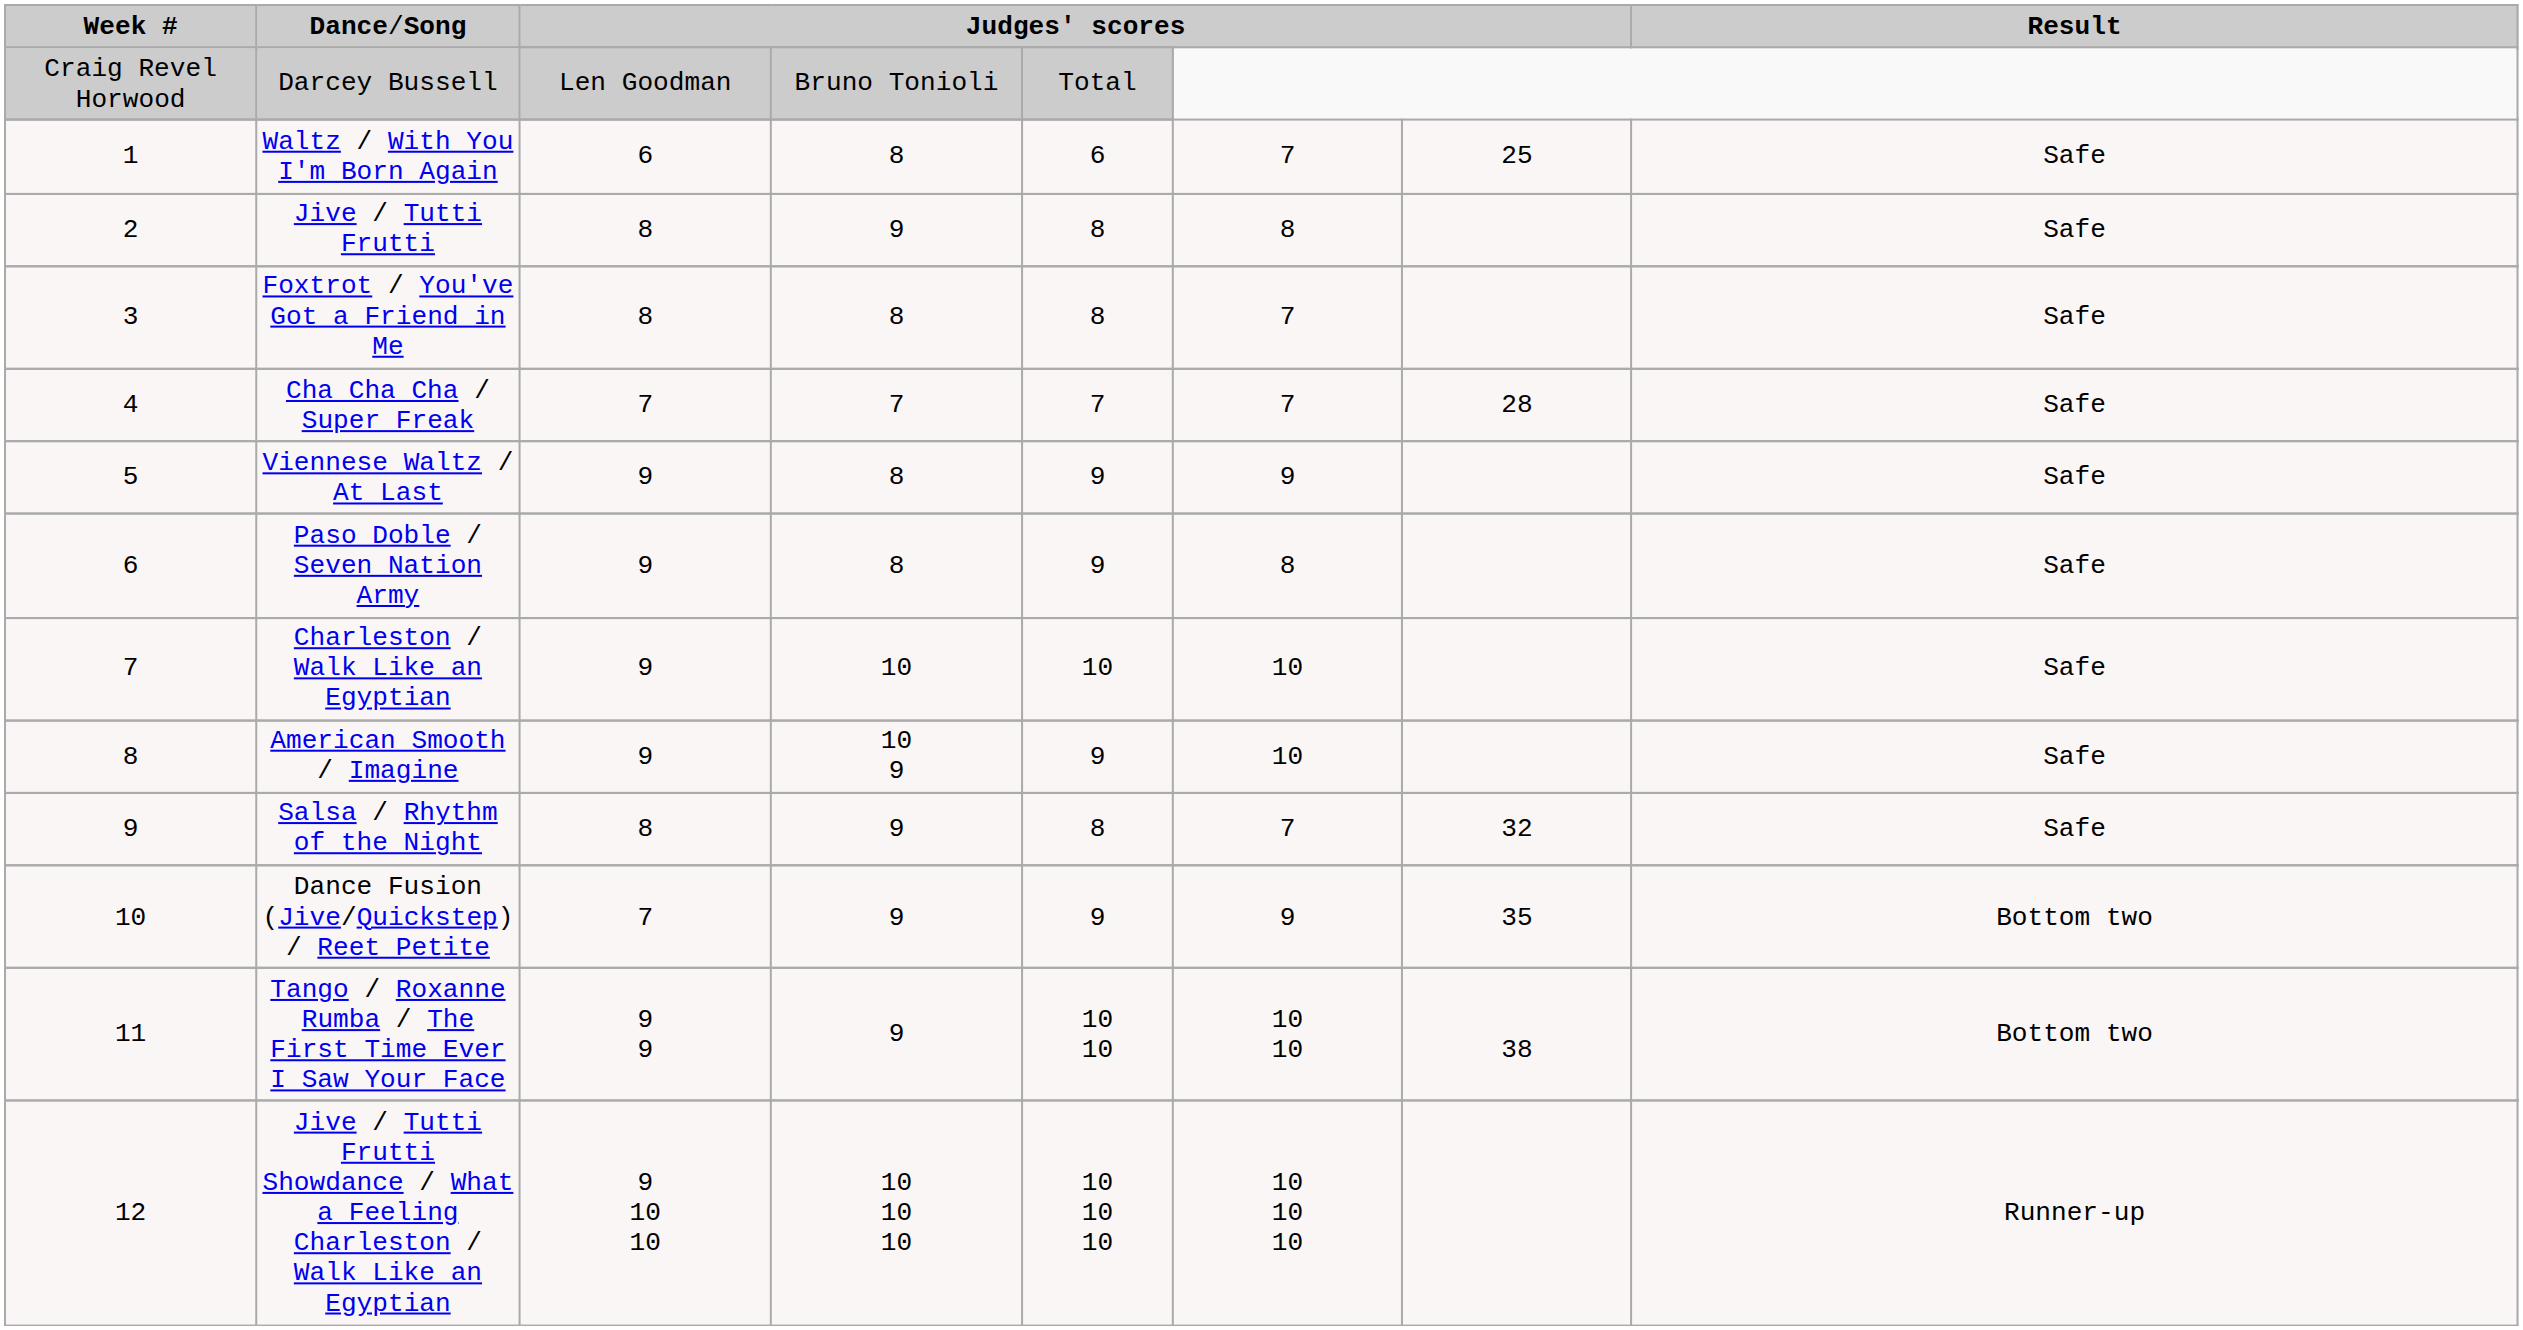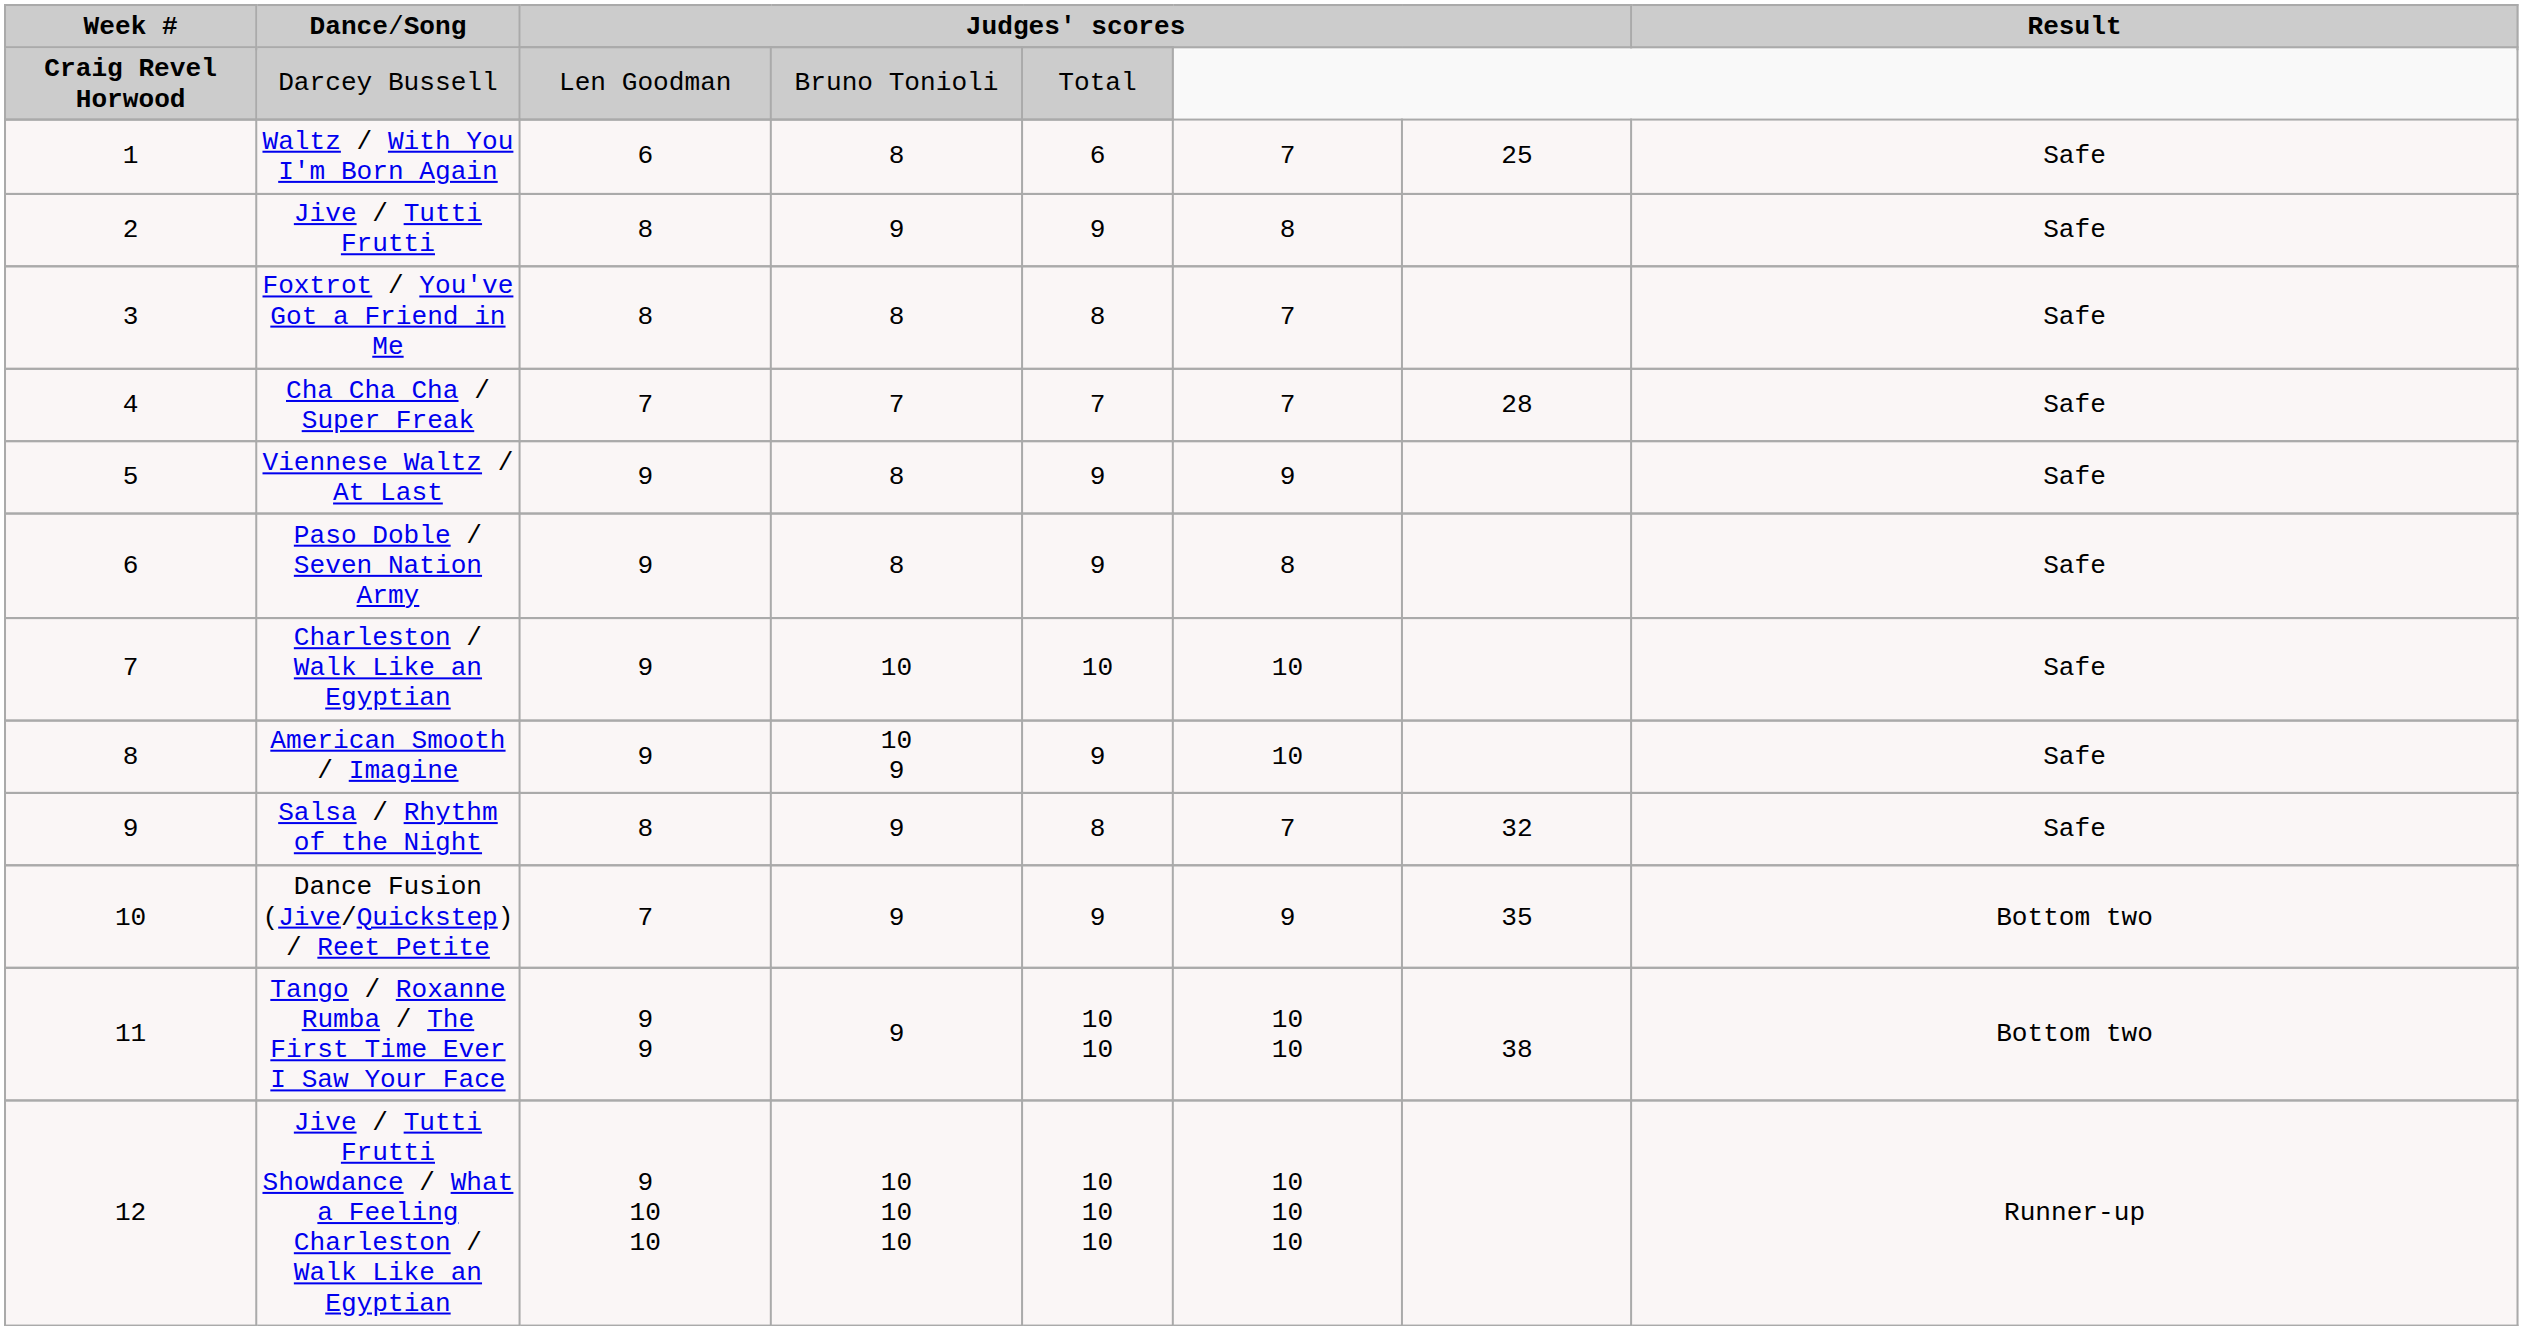(131, 84) normal -> (131, 84) bold
(1098, 229) 8 -> (1098, 229) 9
